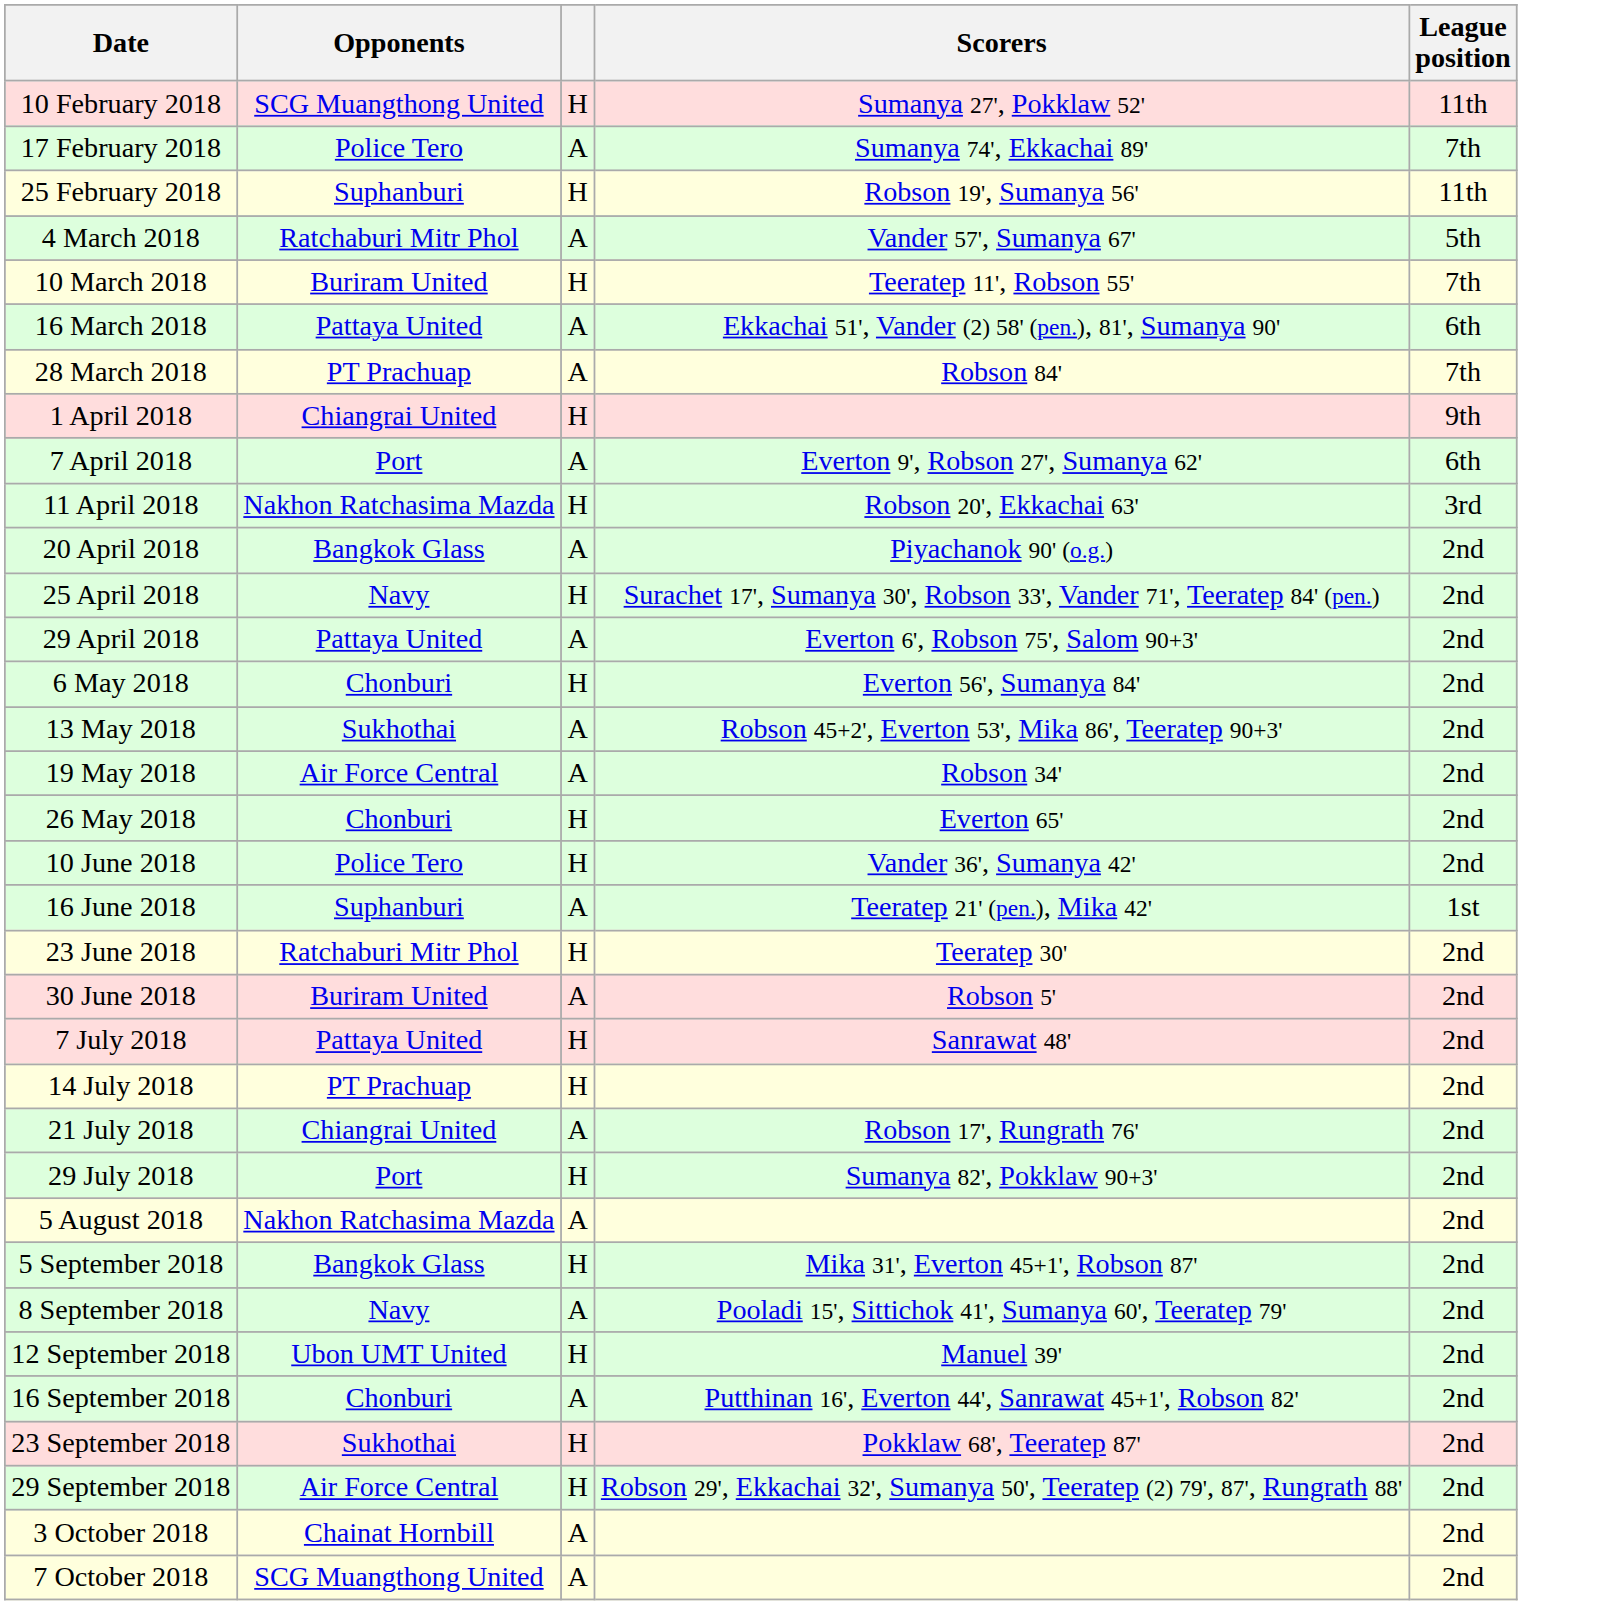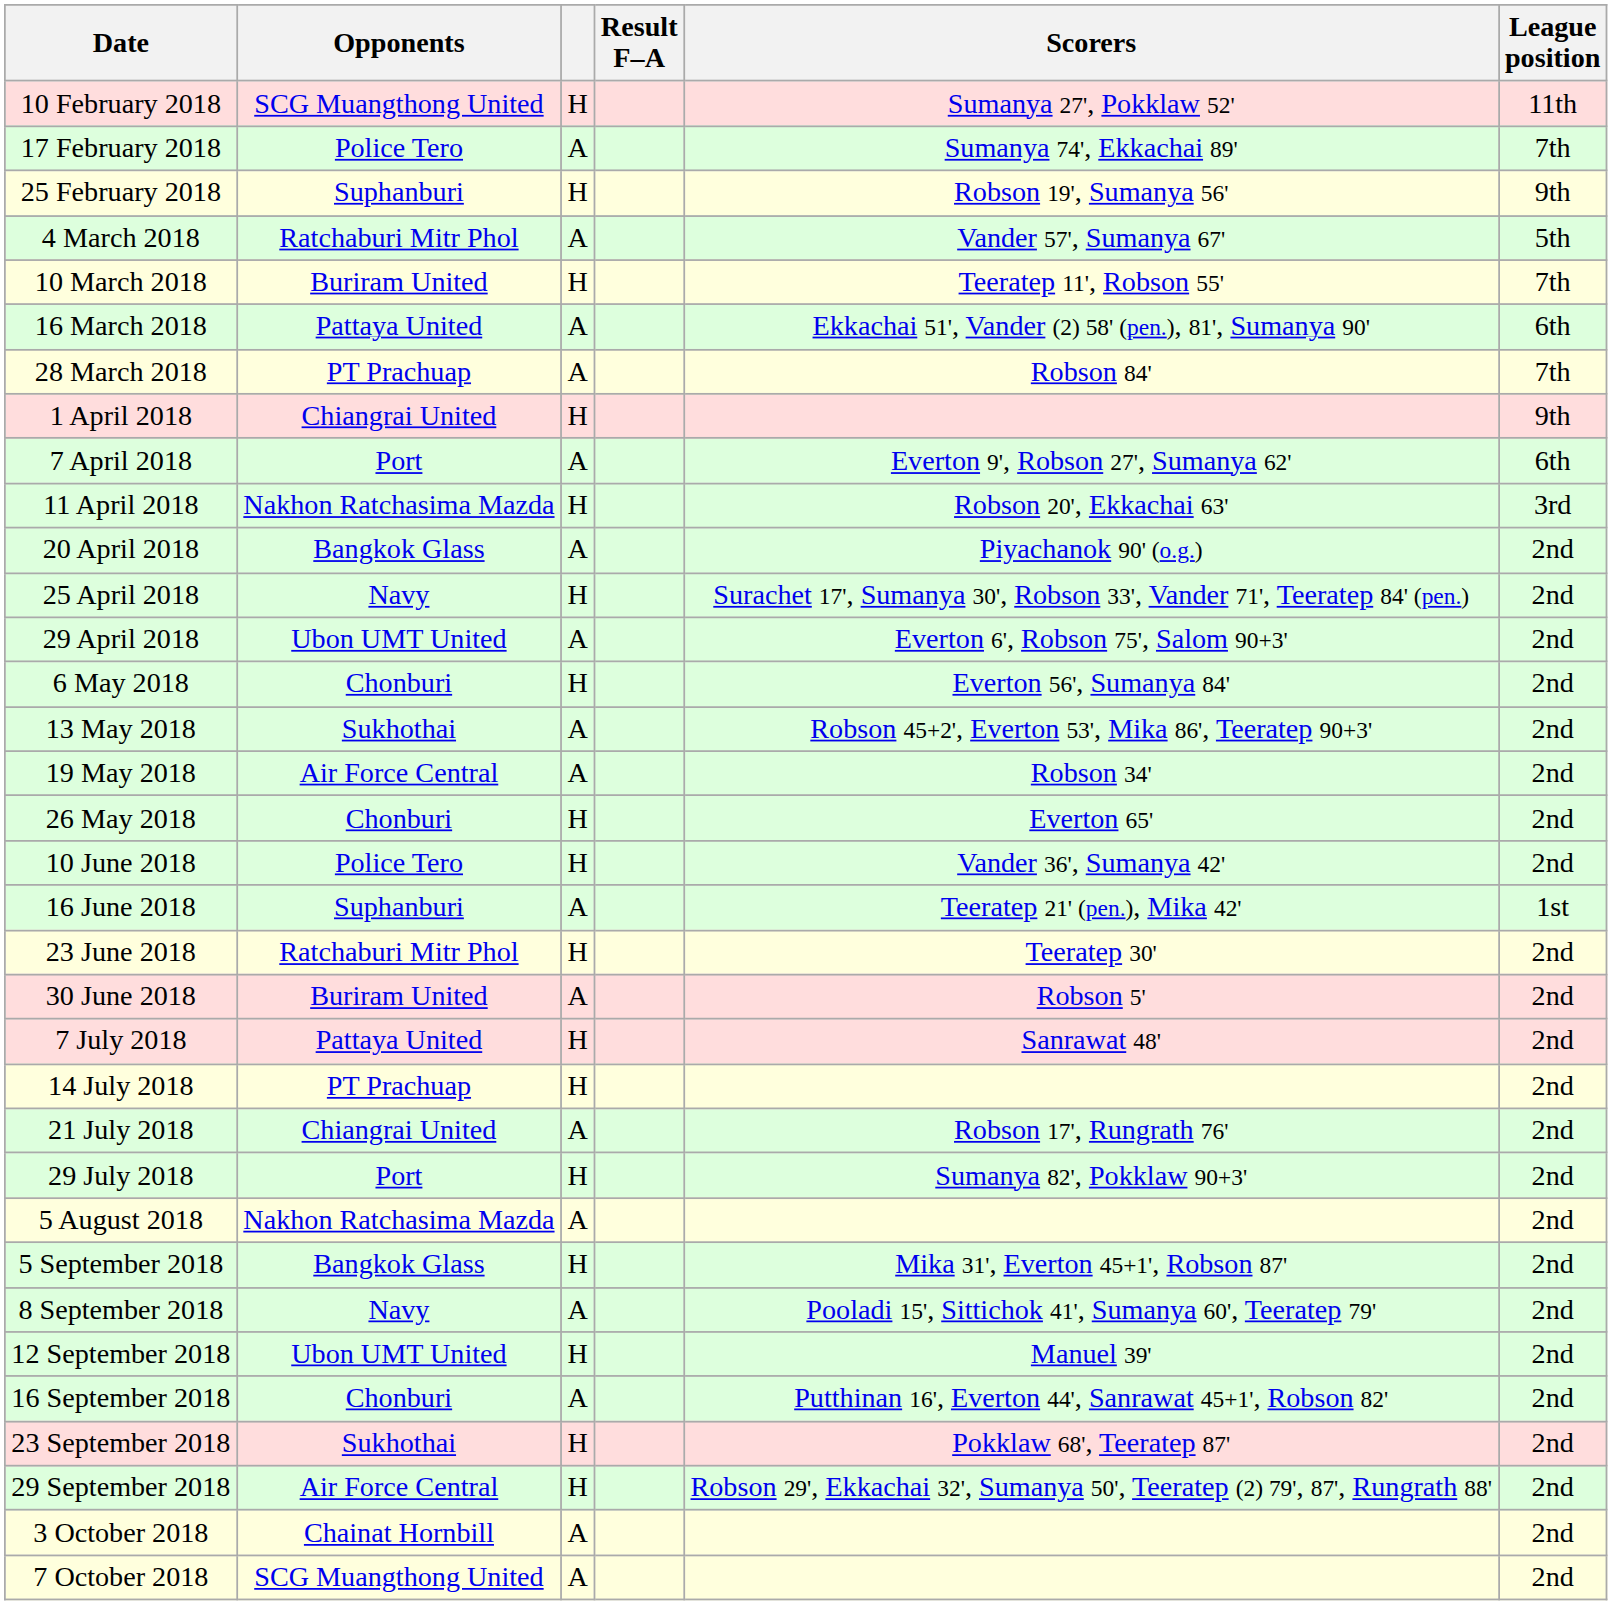+ column: (639, 42)
(1463, 192) 11th -> (1553, 192) 9th
(399, 639) Pattaya United -> (399, 639) Ubon UMT United
